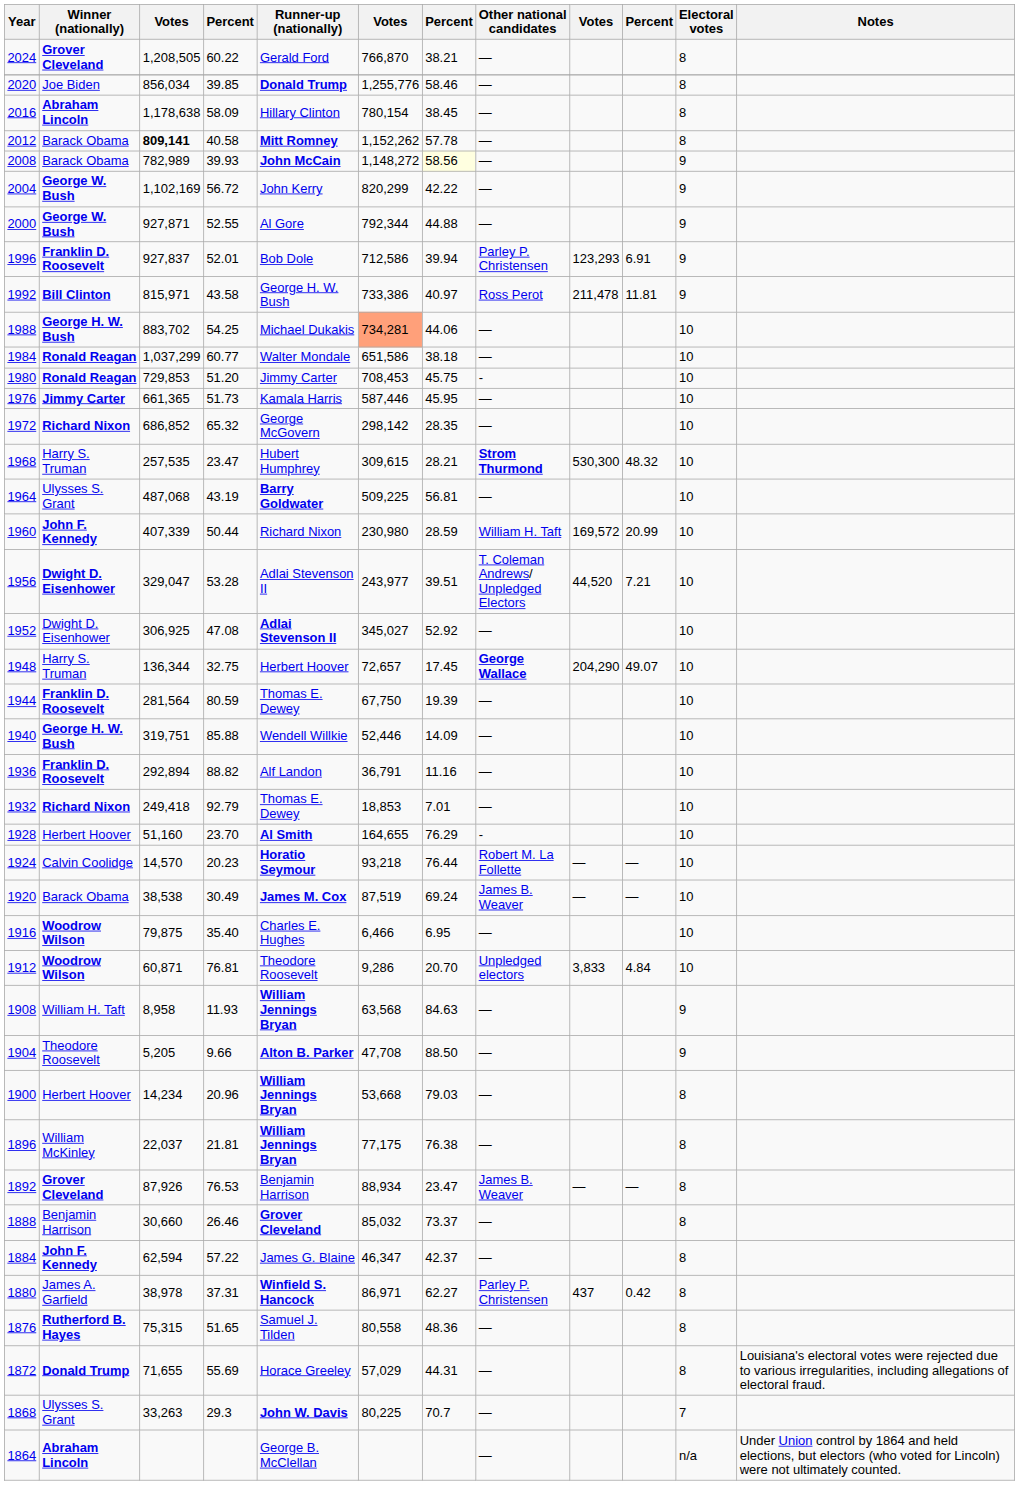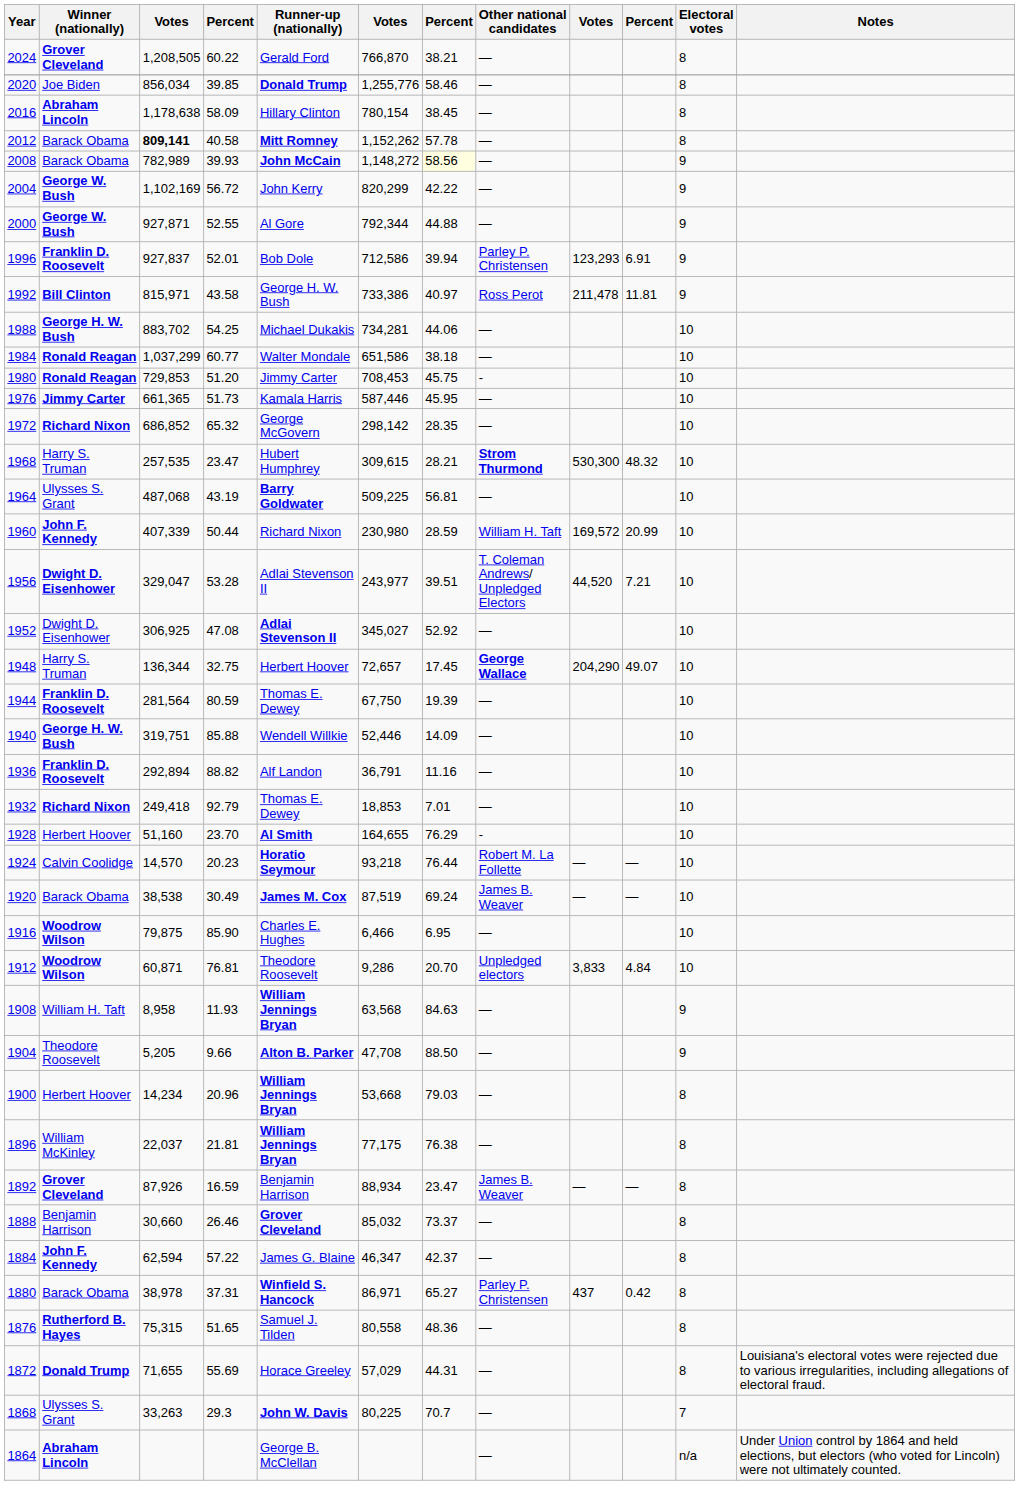(385, 329) lightsalmon background -> (385, 329) no background
(223, 932) 35.40 -> (223, 932) 85.90
(223, 1187) 76.53 -> (223, 1187) 16.59
(69, 1292) James A. Garfield -> (85, 1292) Barack Obama
(441, 1292) 62.27 -> (441, 1292) 65.27
